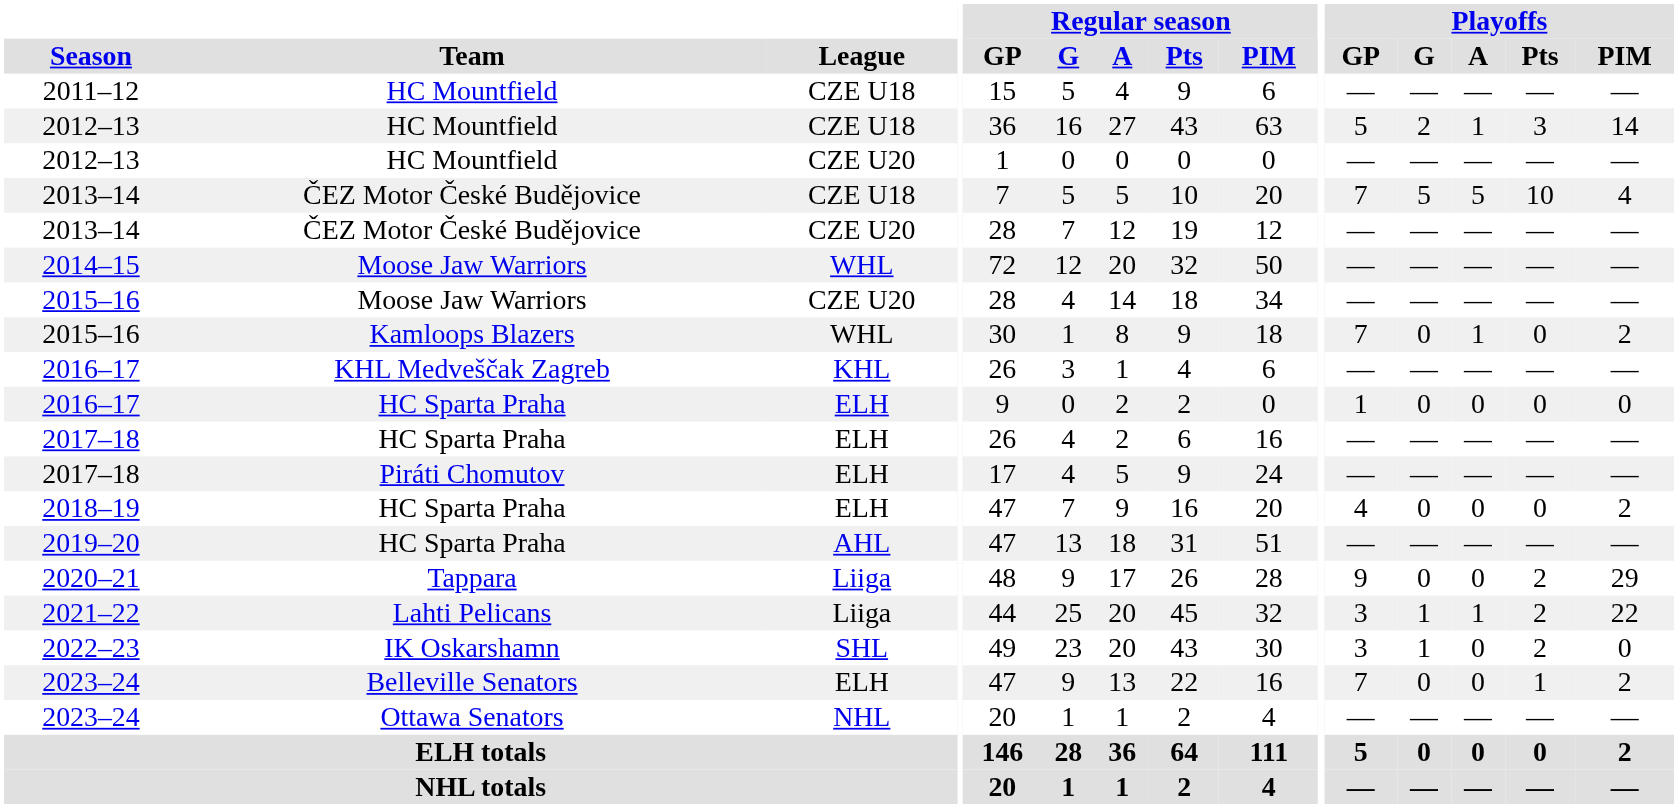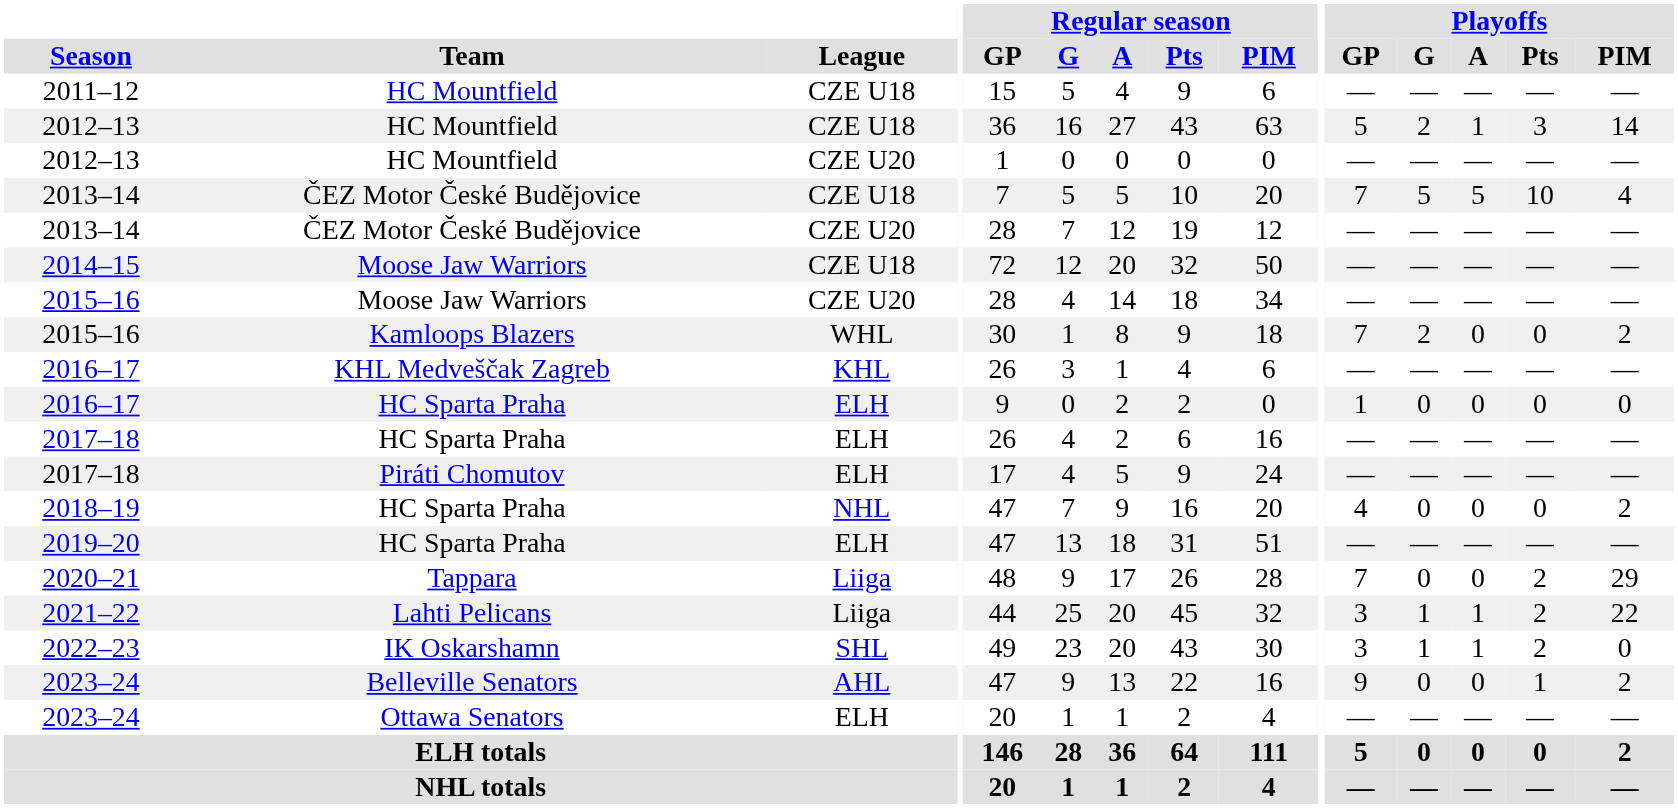(862, 264) WHL -> (862, 264) CZE U18
(1424, 334) 0 -> (1424, 334) 2
(1478, 334) 1 -> (1478, 334) 0
(862, 508) ELH -> (862, 508) NHL
(862, 543) AHL -> (862, 543) ELH
(1361, 577) 9 -> (1361, 577) 7
(1478, 647) 0 -> (1478, 647) 1
(862, 682) ELH -> (862, 682) AHL
(1361, 682) 7 -> (1361, 682) 9
(862, 717) NHL -> (862, 717) ELH
